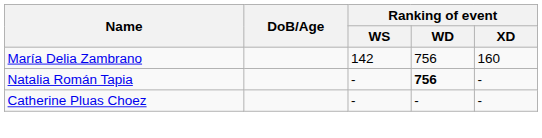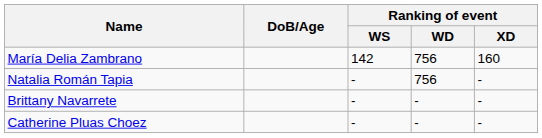(426, 80) bold -> (426, 80) normal
+ row: (62, 101)
